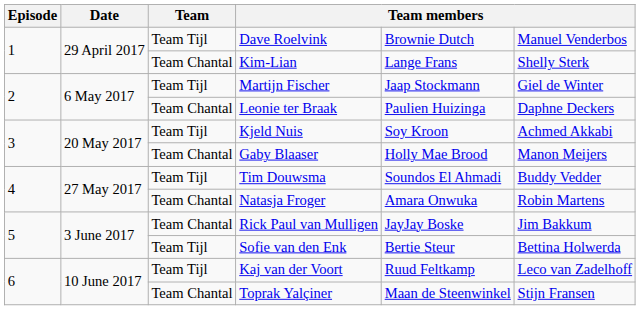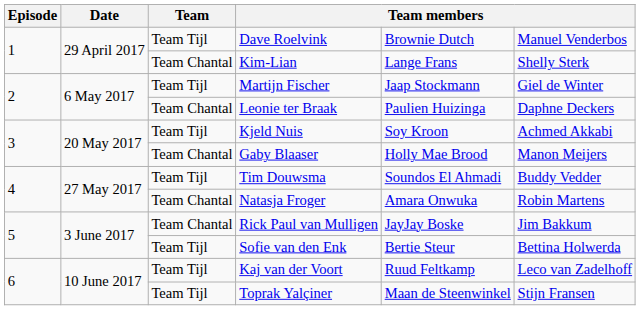(192, 293) Team Chantal -> (180, 293) Team Tijl
